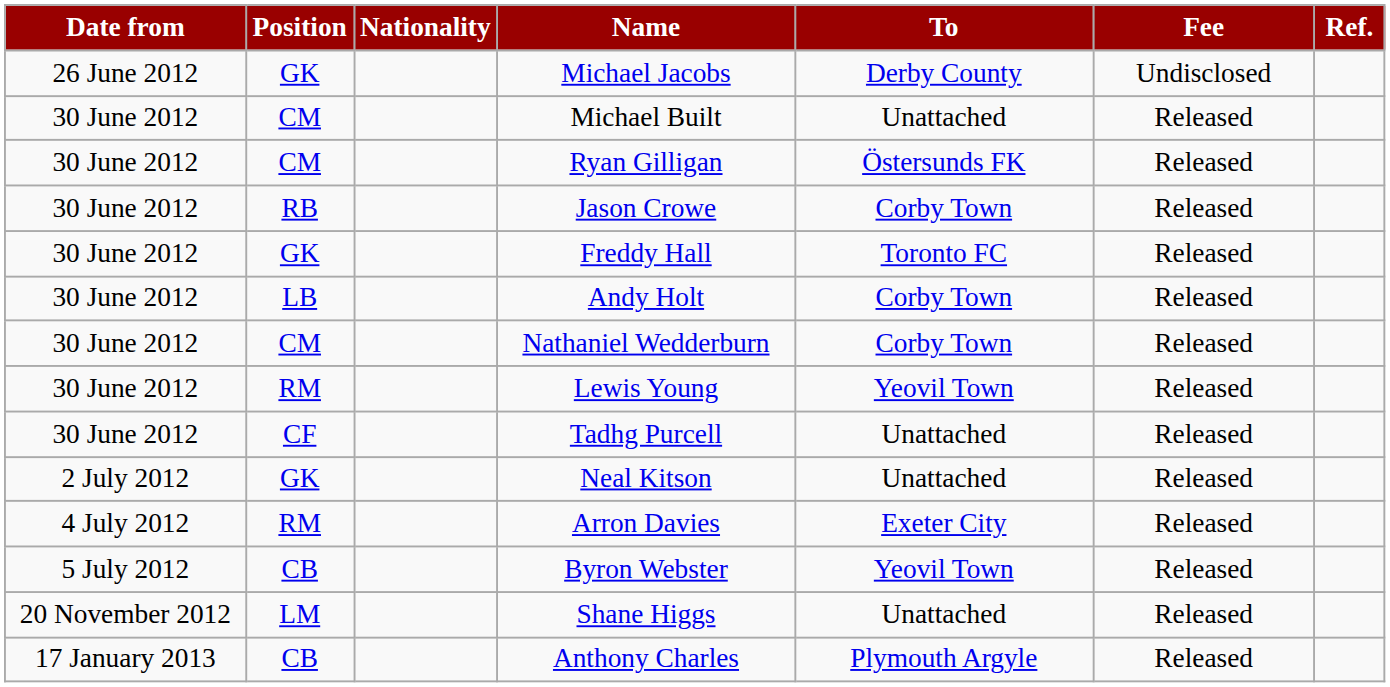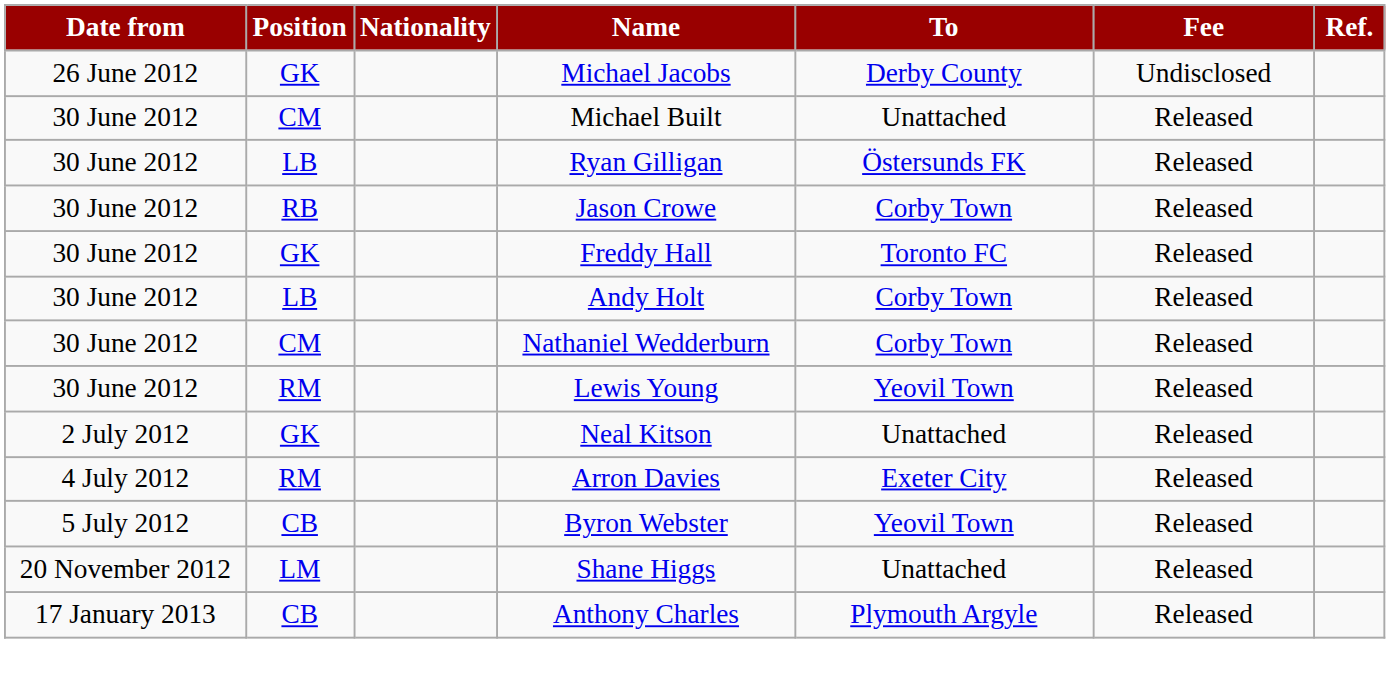(300, 162) CM -> (300, 162) LB
- row: (646, 433)
